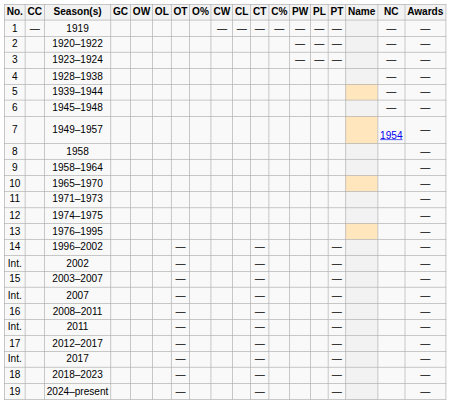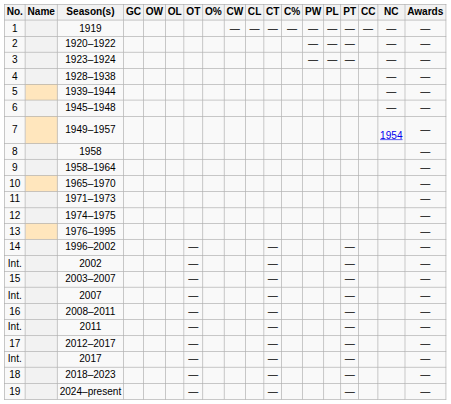columns swapped: (362, 12) <-> (35, 12)
